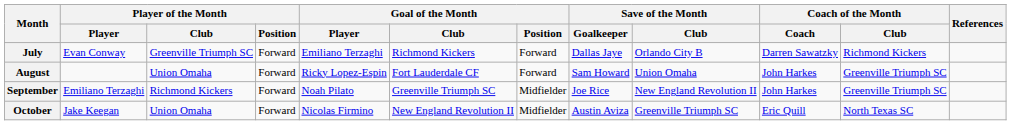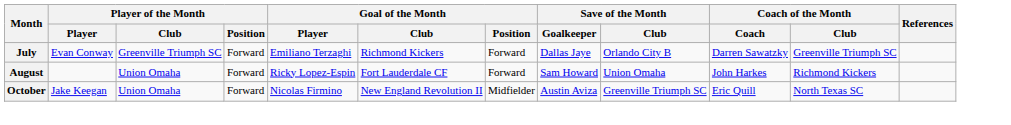(885, 52) Richmond Kickers -> (845, 52) Greenville Triumph SC
(895, 71) Greenville Triumph SC -> (835, 71) Richmond Kickers
- row: (32, 91)
